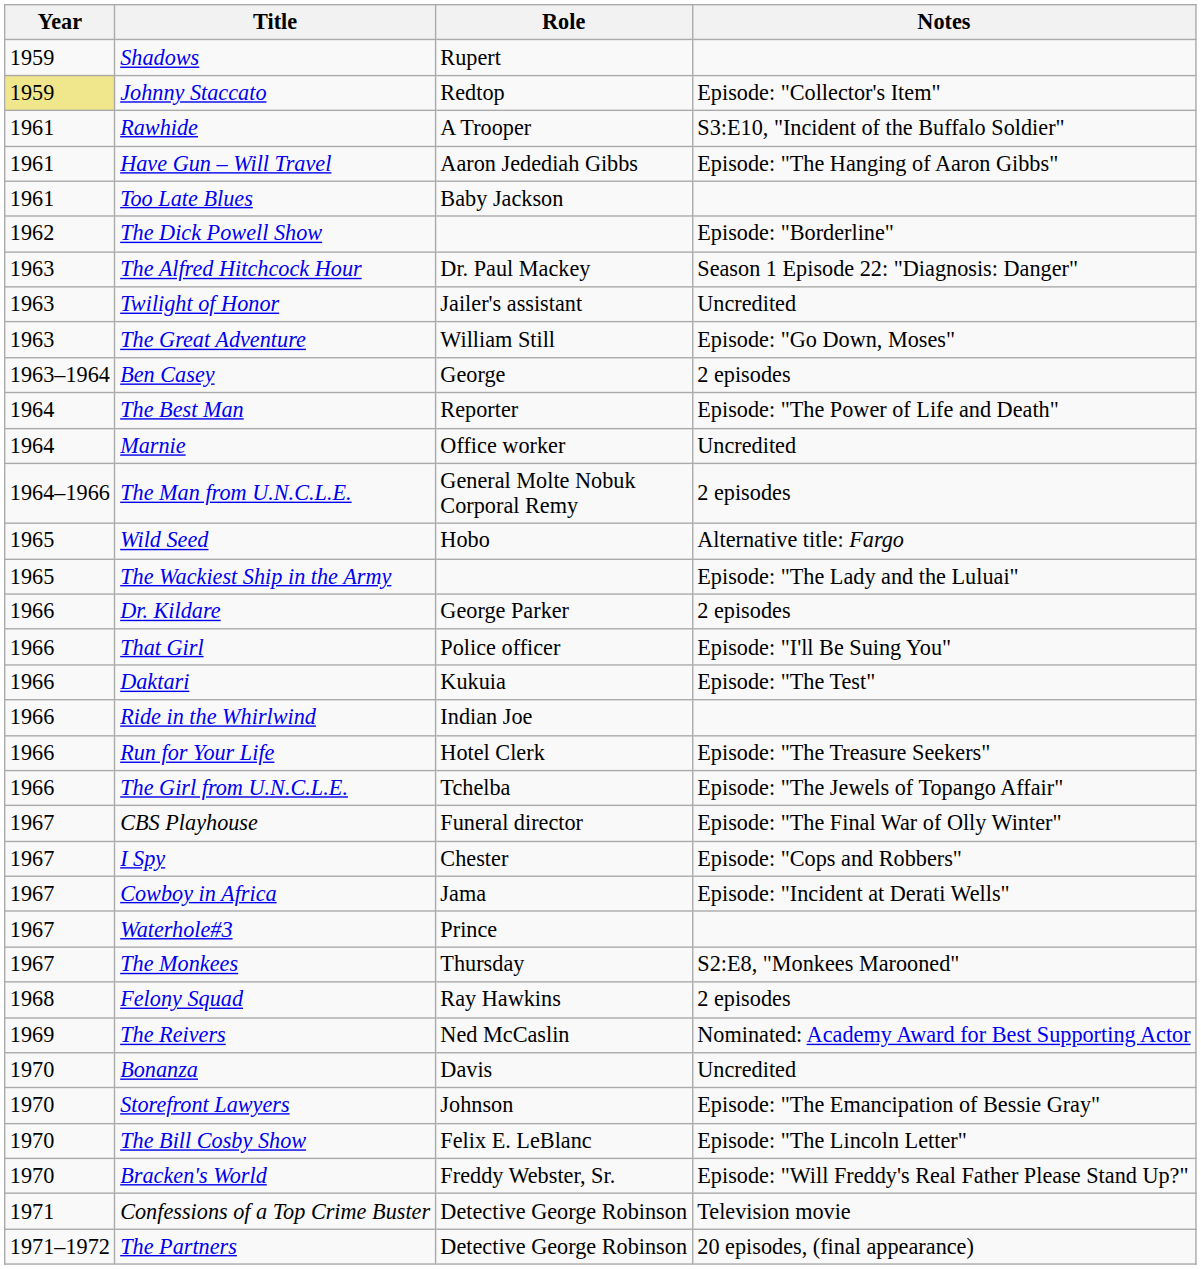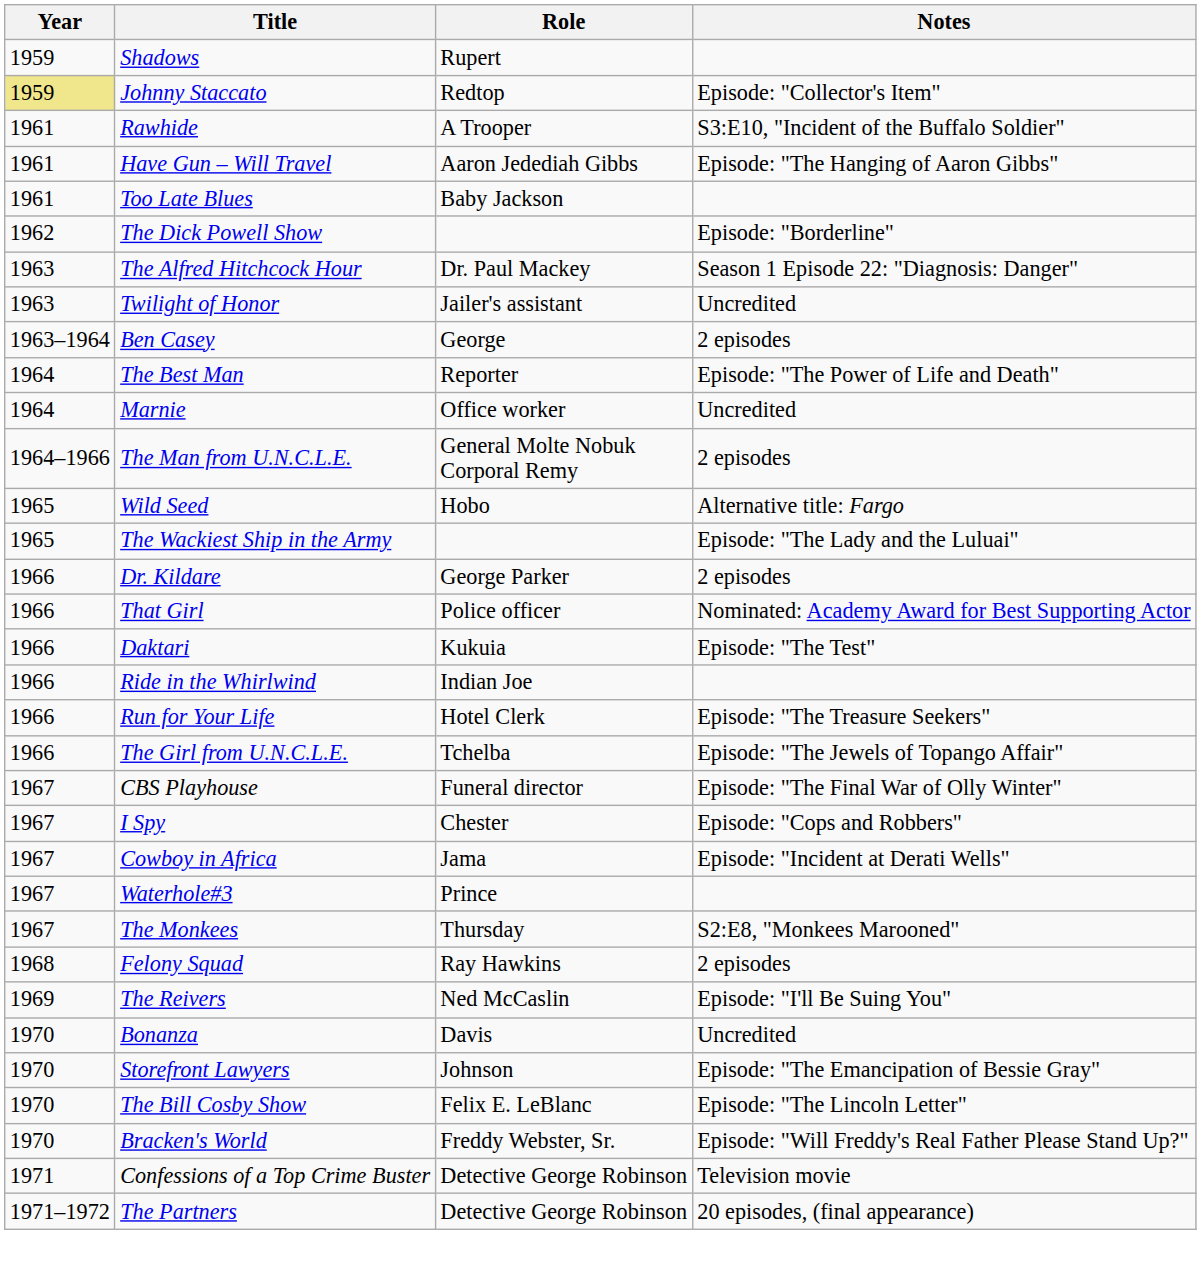- row: (213, 339)
(824, 646) Episode: "I'll Be Suing You" -> (944, 611) Nominated: Academy Award for Best Supporting Actor
(944, 1034) Nominated: Academy Award for Best Supporting Actor -> (824, 999) Episode: "I'll Be Suing You"
